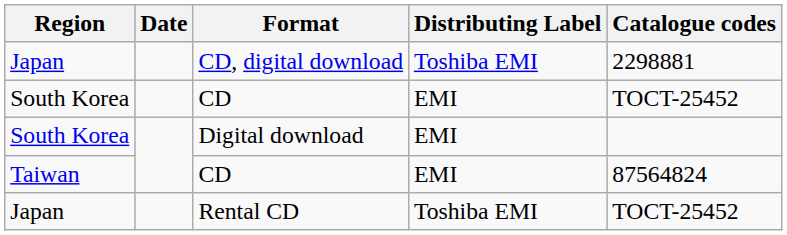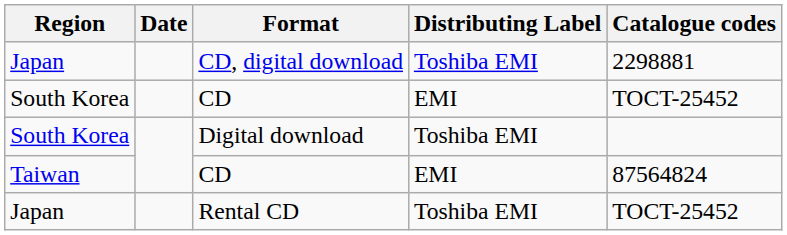(436, 135) EMI -> (476, 135) Toshiba EMI
